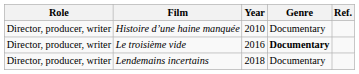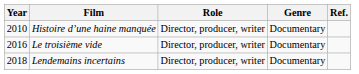columns swapped: (255, 12) <-> (59, 12)
(299, 45) bold -> (297, 45) normal
